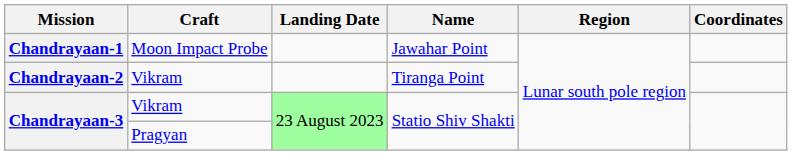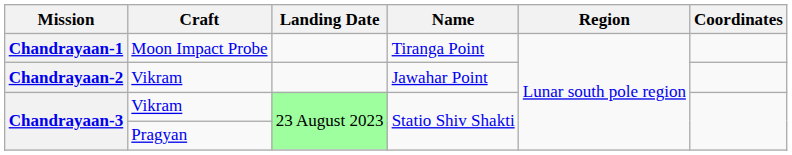(440, 48) Jawahar Point -> (438, 48) Tiranga Point
(438, 77) Tiranga Point -> (440, 77) Jawahar Point
